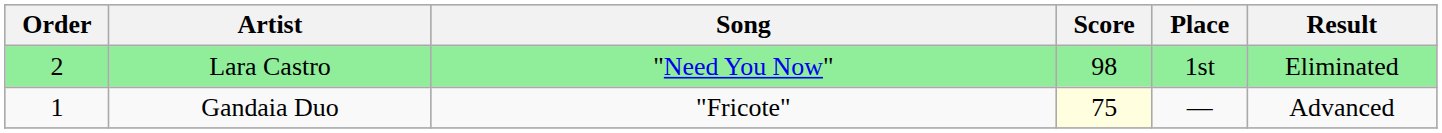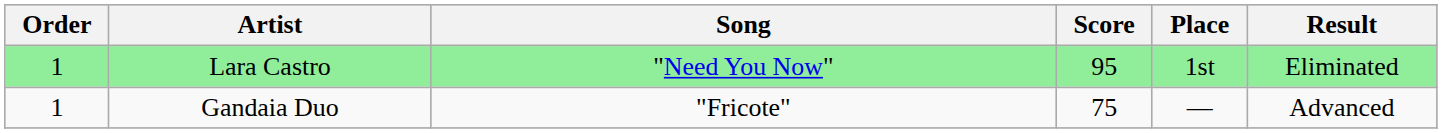(57, 66) 2 -> (57, 66) 1
(1104, 66) 98 -> (1104, 66) 95
(1104, 107) lightyellow background -> (1104, 107) no background
